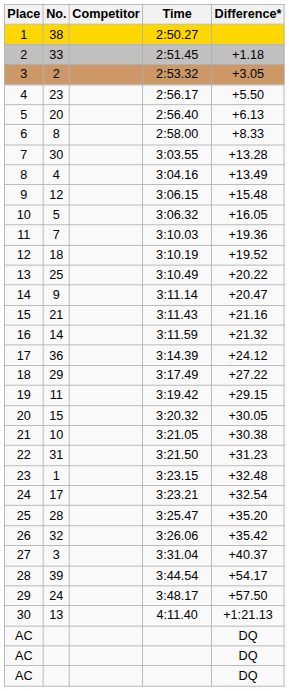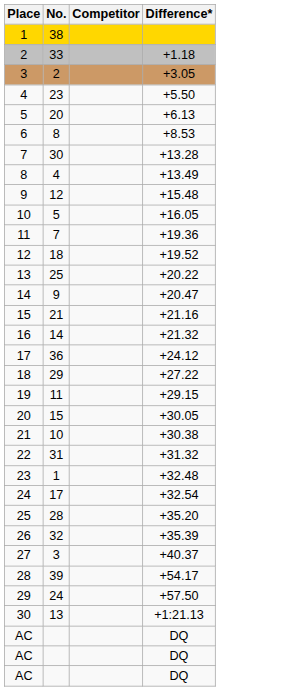- column: (177, 14)
(248, 134) +8.33 -> (179, 134) +8.53
(248, 455) +31.23 -> (179, 455) +31.32
(248, 535) +35.42 -> (179, 535) +35.39
